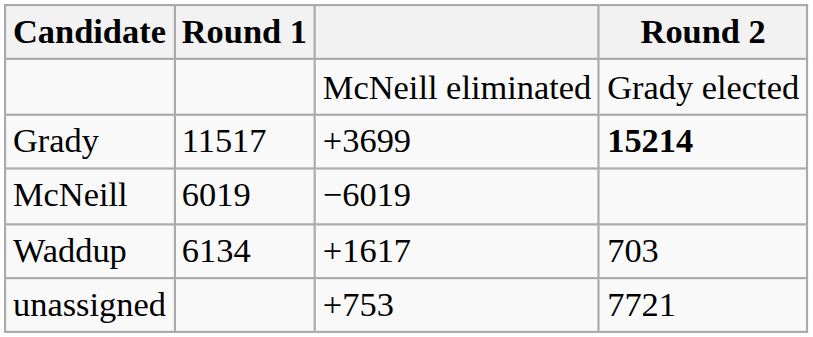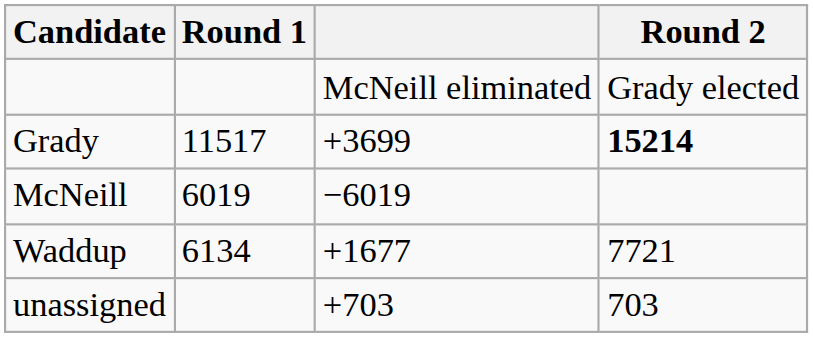(367, 250) +1617 -> (367, 250) +1677
(633, 250) 703 -> (642, 250) 7721
(358, 304) +753 -> (358, 304) +703
(642, 304) 7721 -> (633, 304) 703
